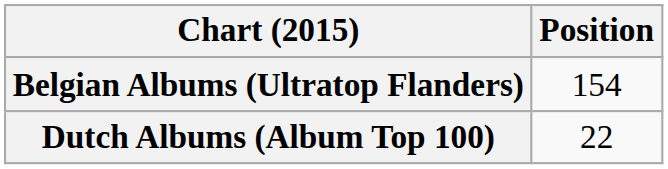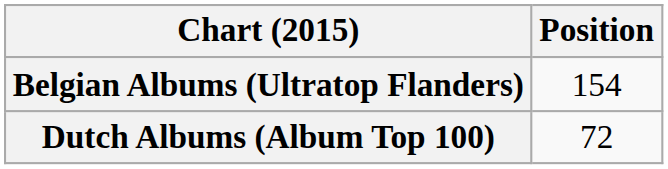(597, 136) 22 -> (597, 136) 72
